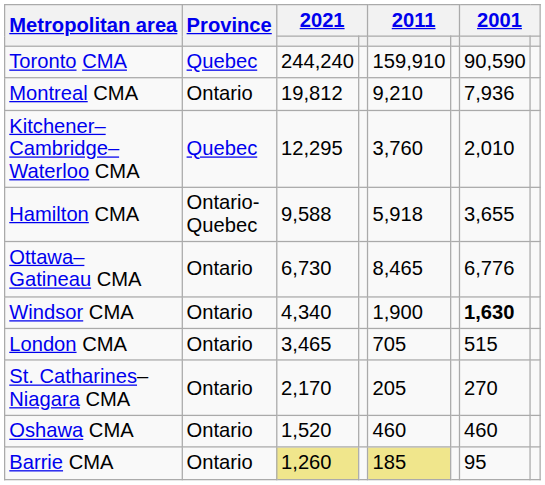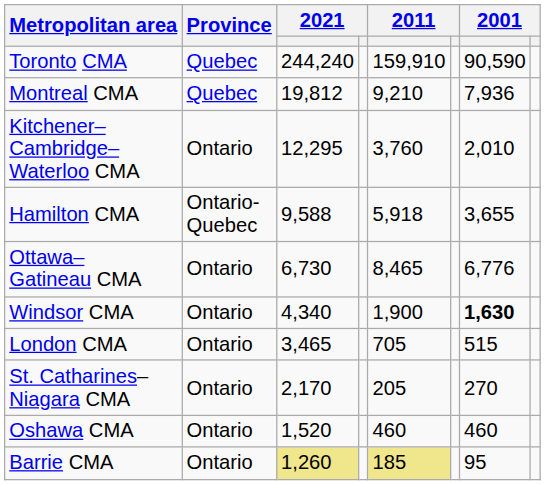(220, 93) Ontario -> (222, 93) Quebec
(222, 148) Quebec -> (220, 148) Ontario
